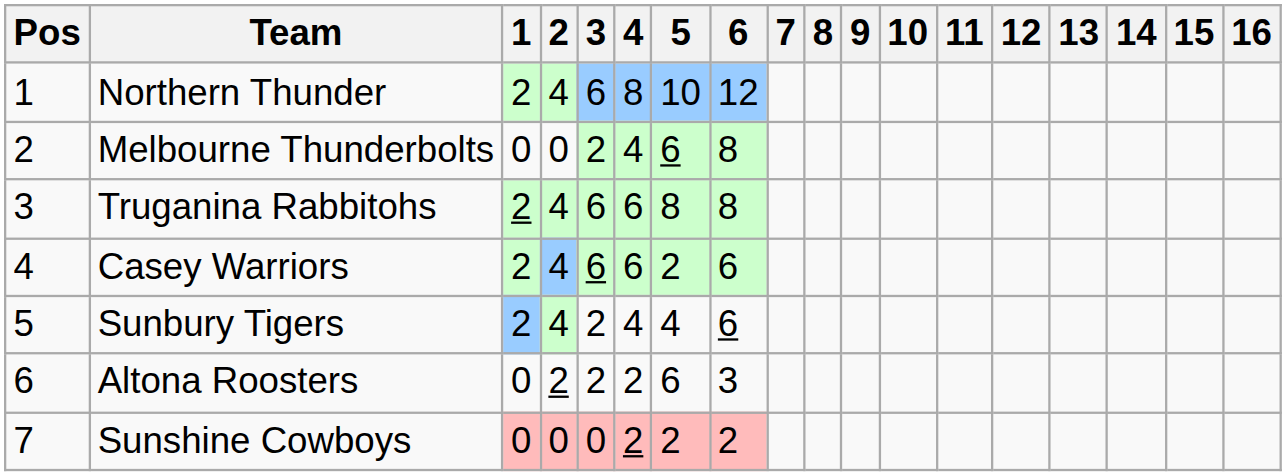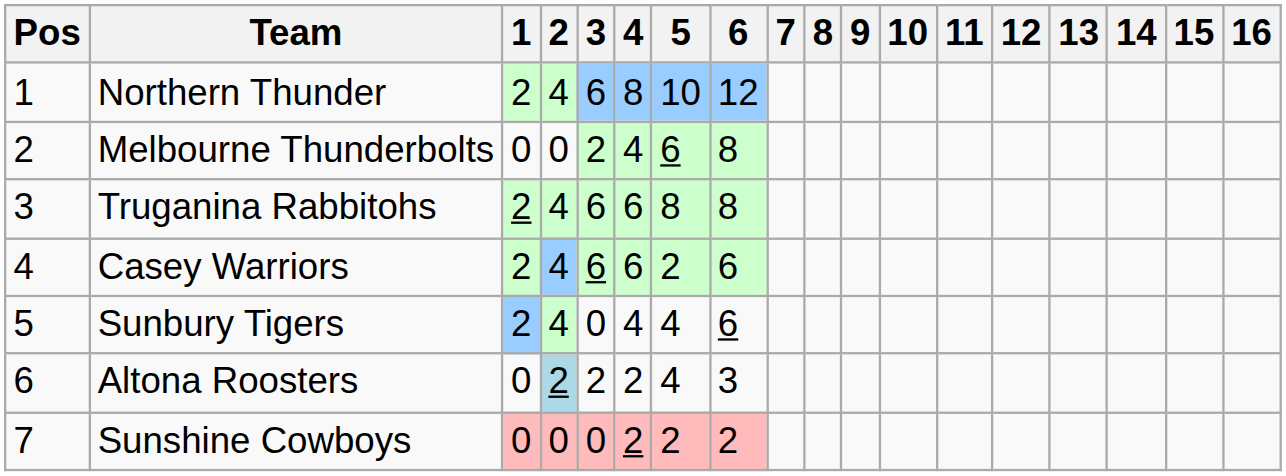(596, 324) 2 -> (596, 324) 0
(559, 382) no background -> (559, 382) lightblue background
(670, 382) 6 -> (670, 382) 4
